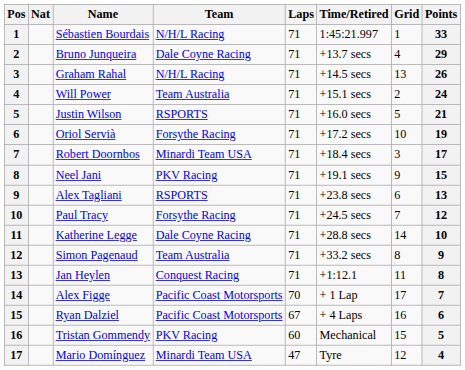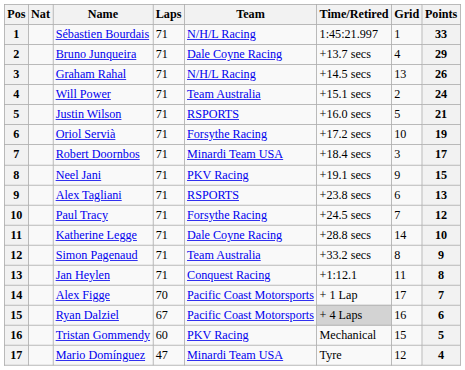columns swapped: (219, 14) <-> (301, 14)
(341, 315) no background -> (341, 315) lightgrey background
